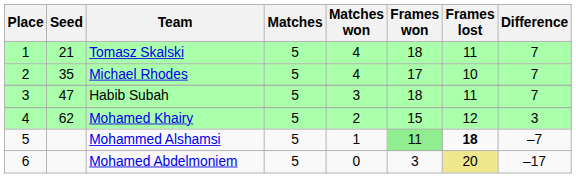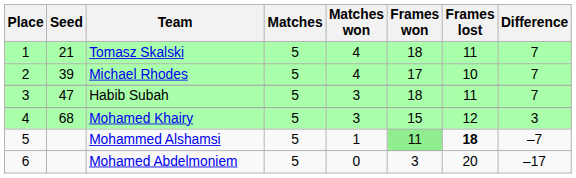(66, 74) 35 -> (66, 74) 39
(66, 118) 62 -> (66, 118) 68
(356, 118) 2 -> (356, 118) 3
(470, 161) khaki background -> (470, 161) no background
